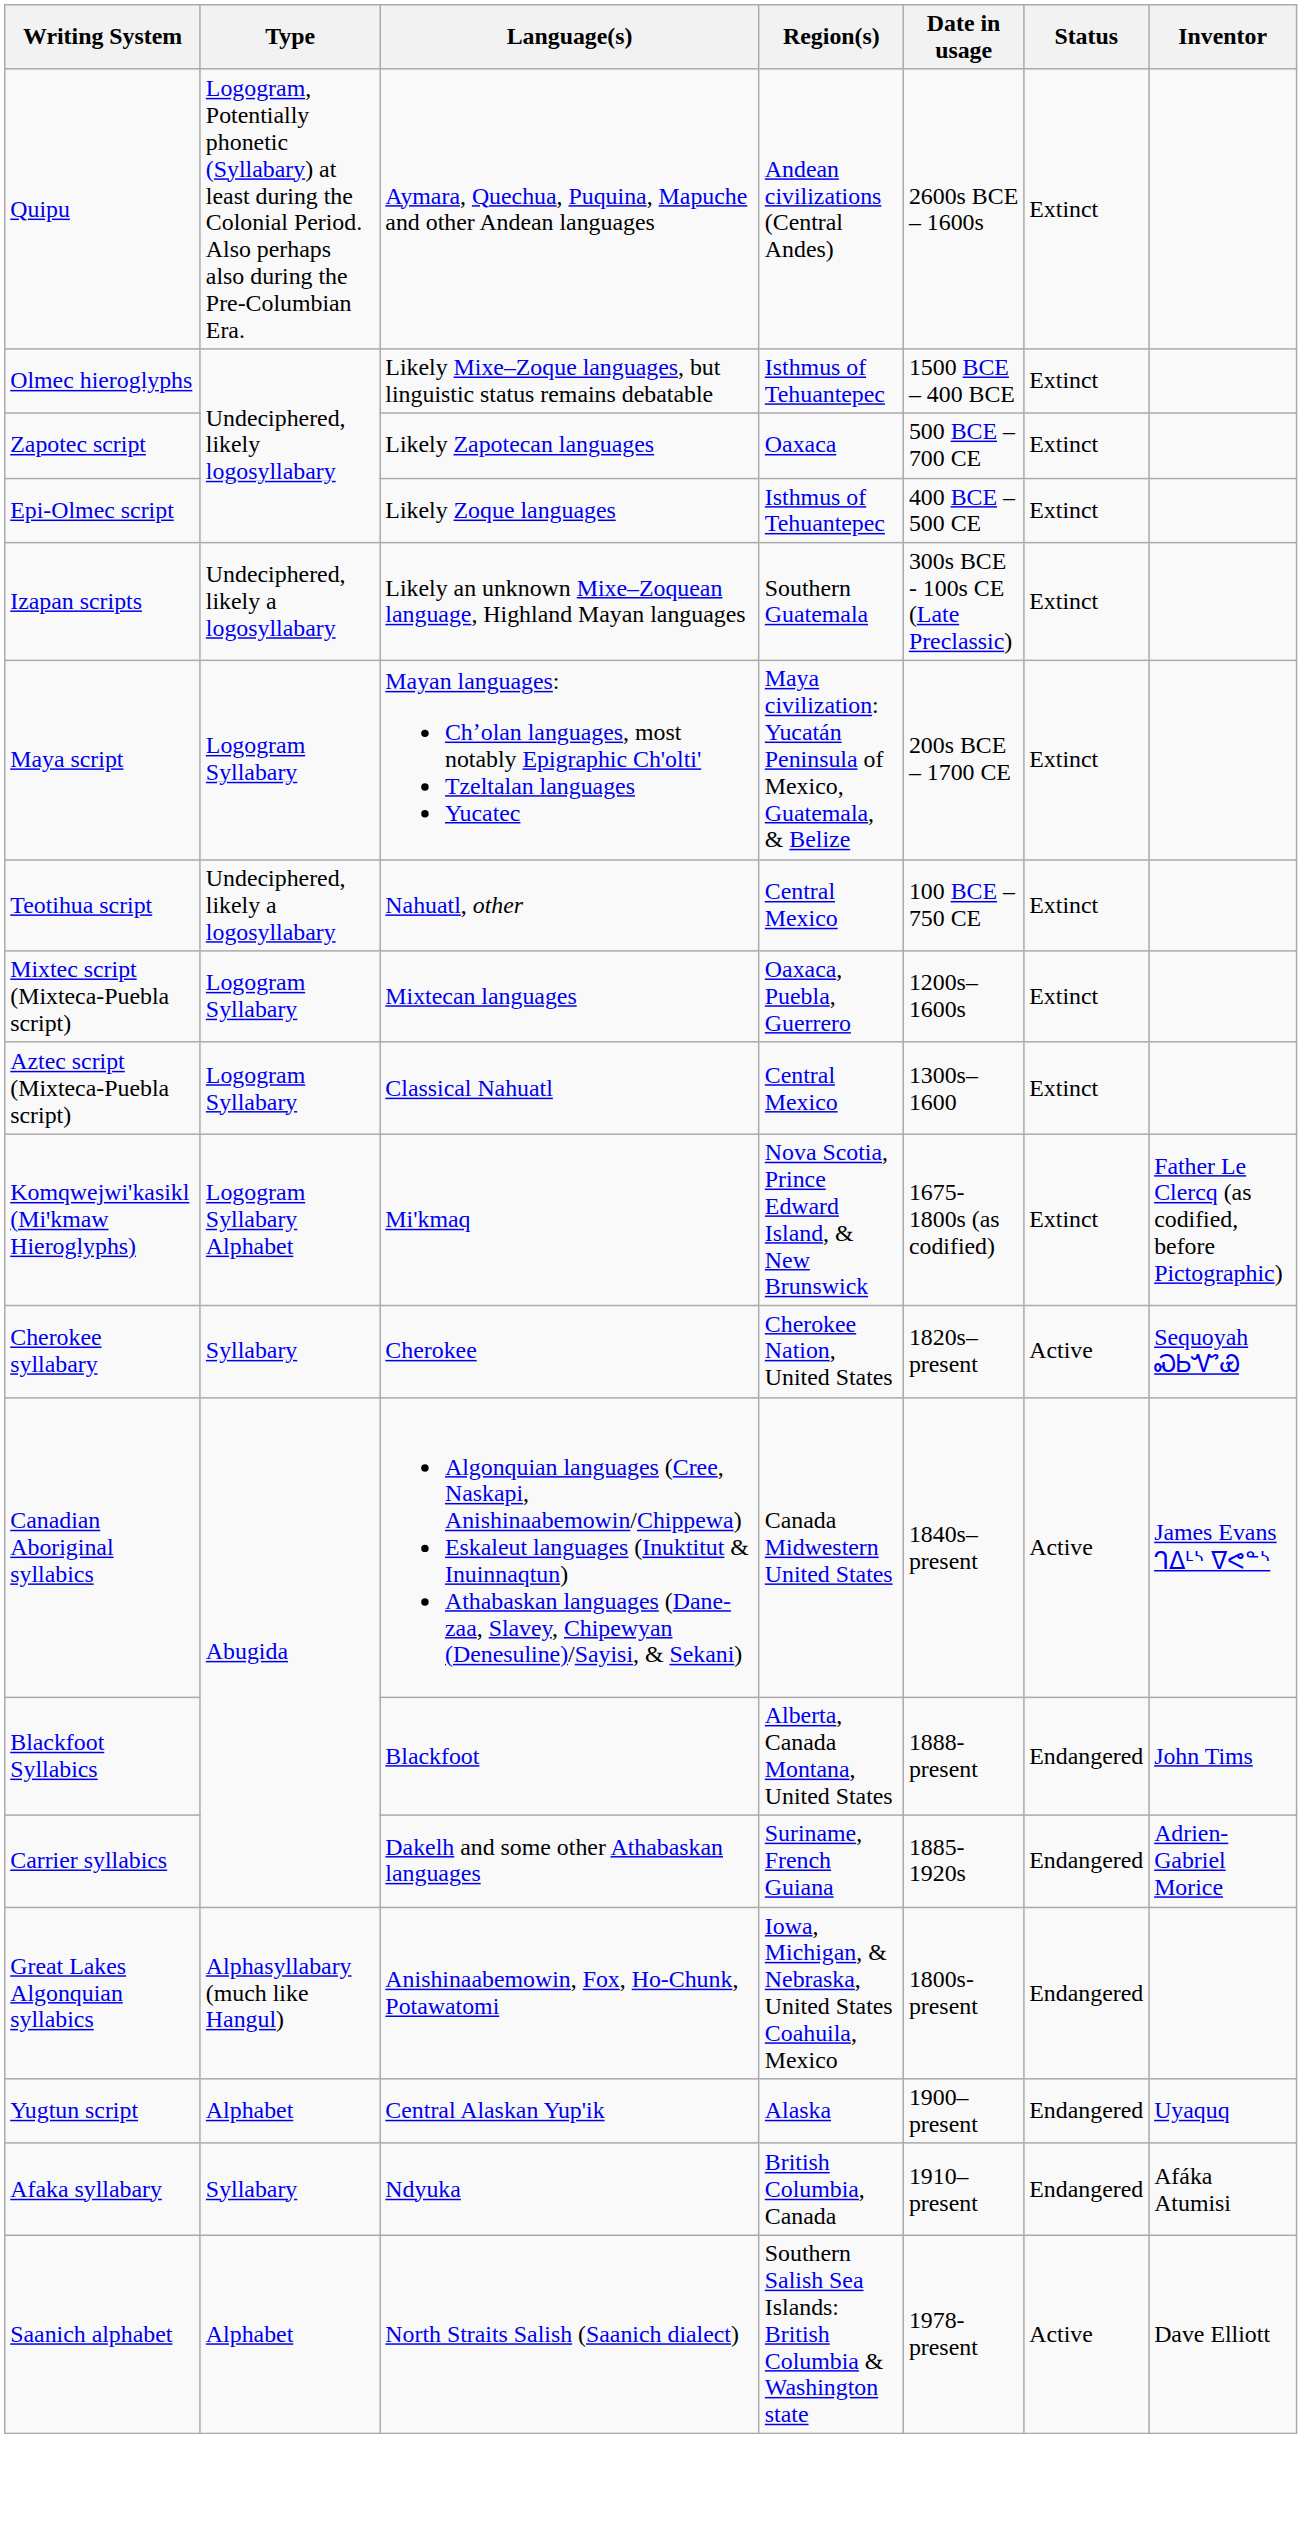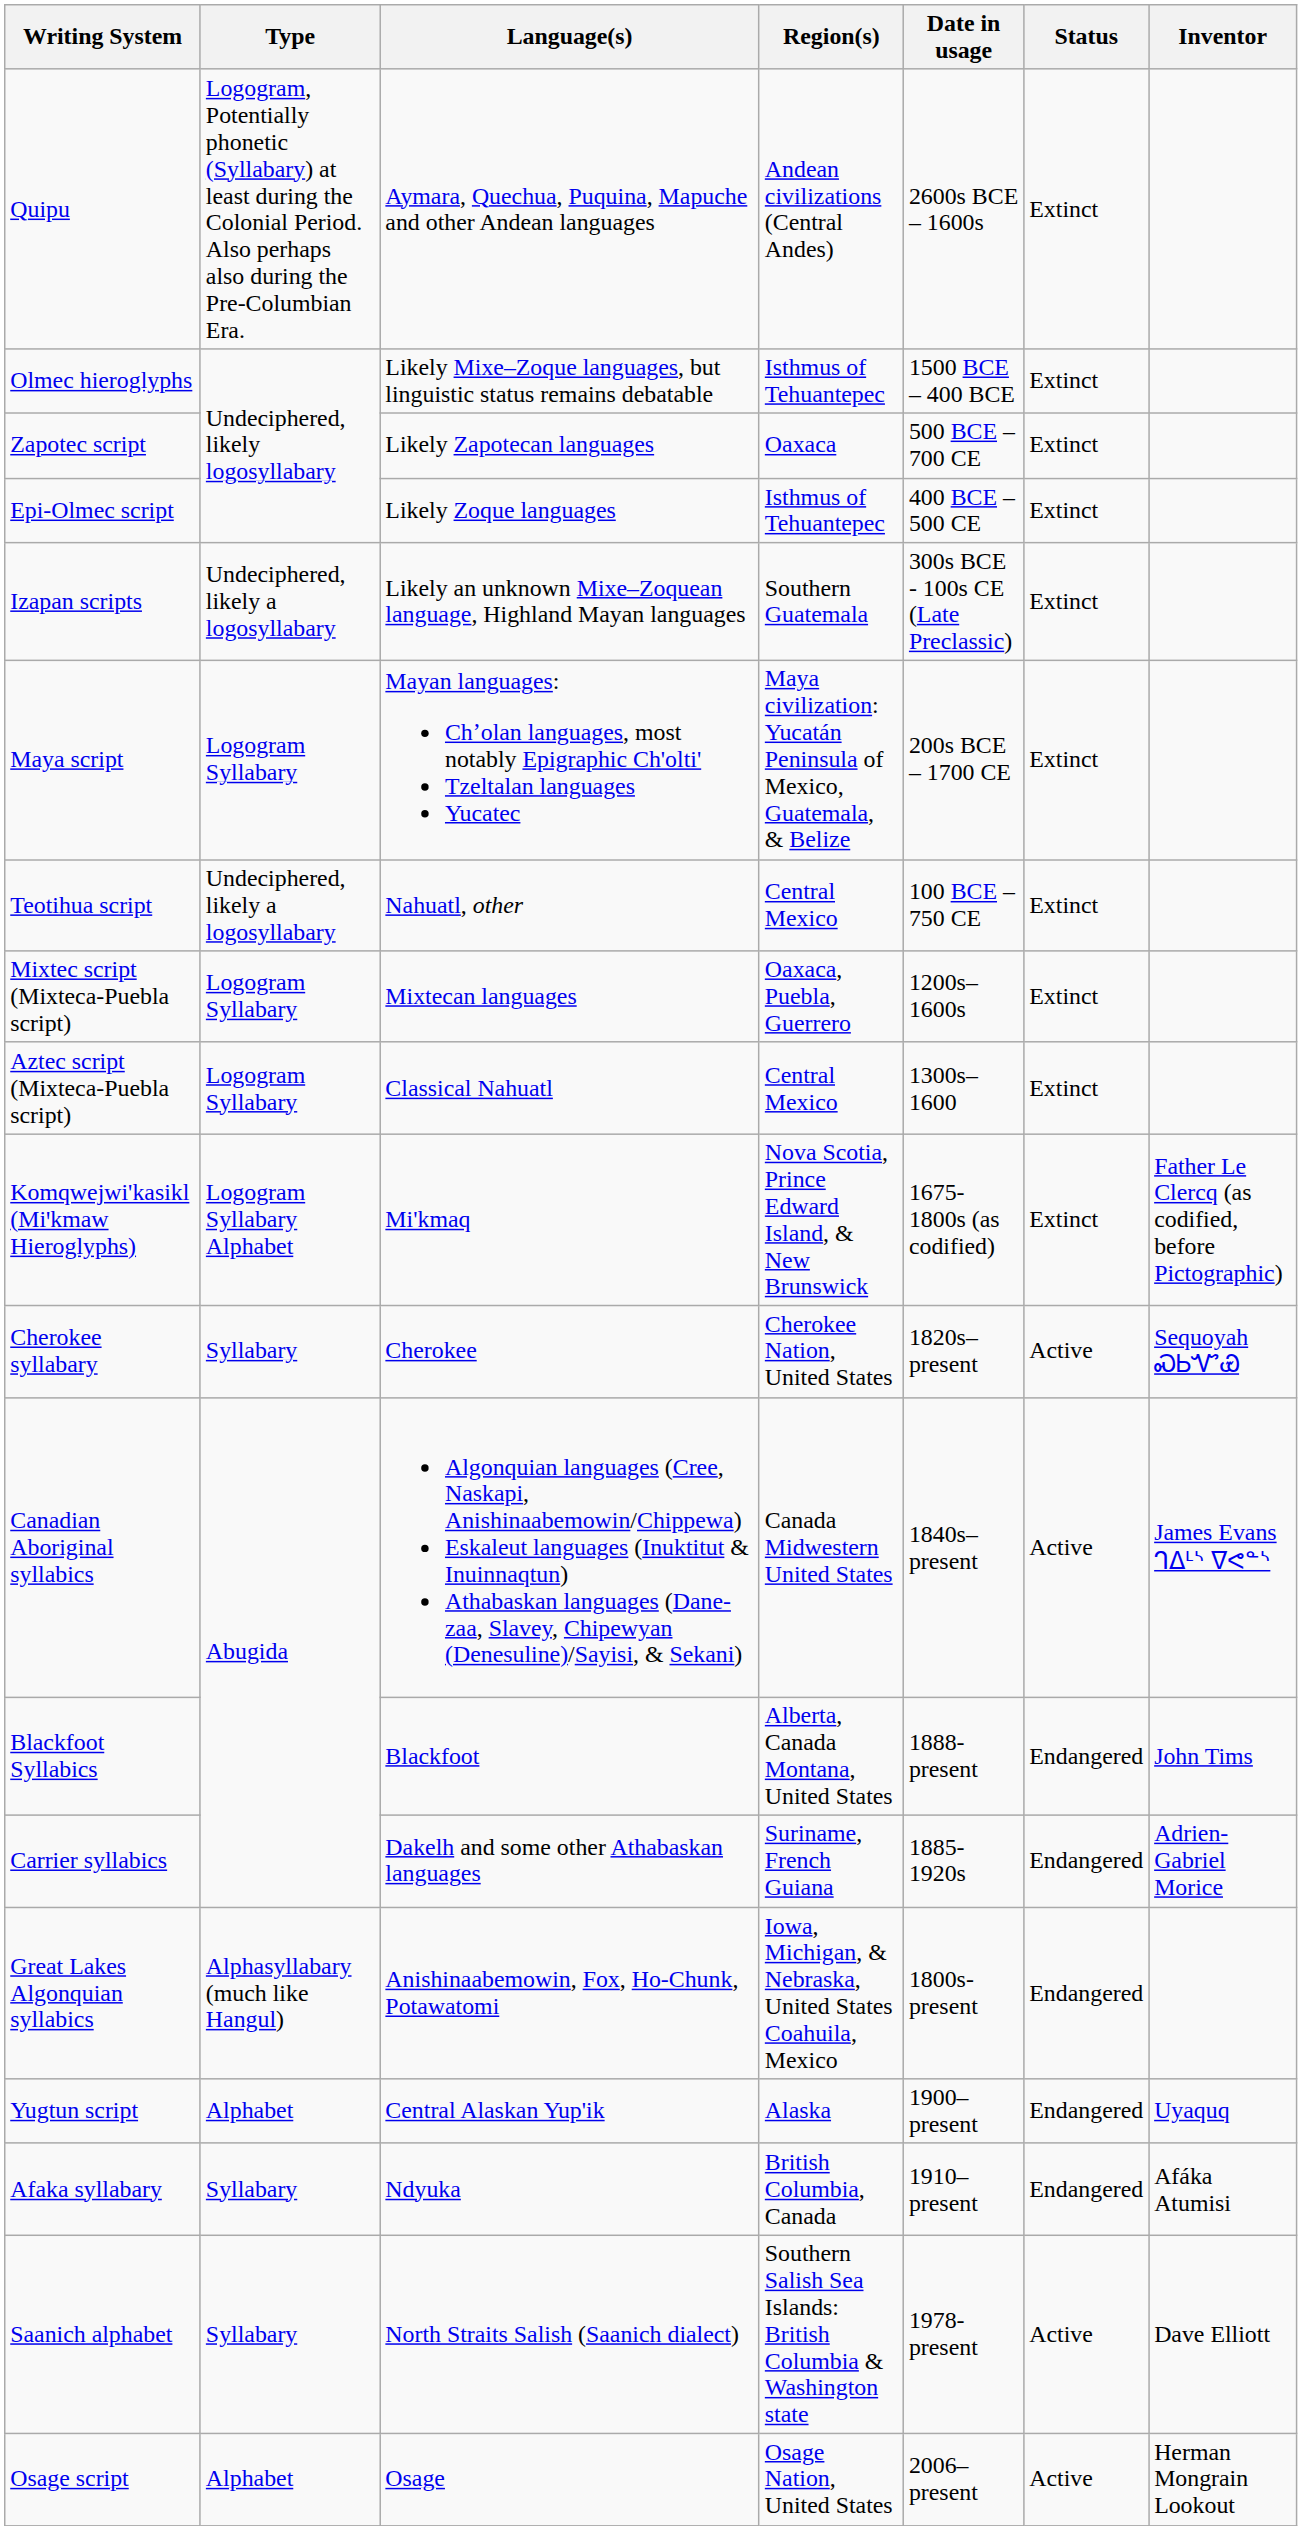(250, 2334) Alphabet -> (252, 2334) Syllabary
+ row: (69, 2479)
